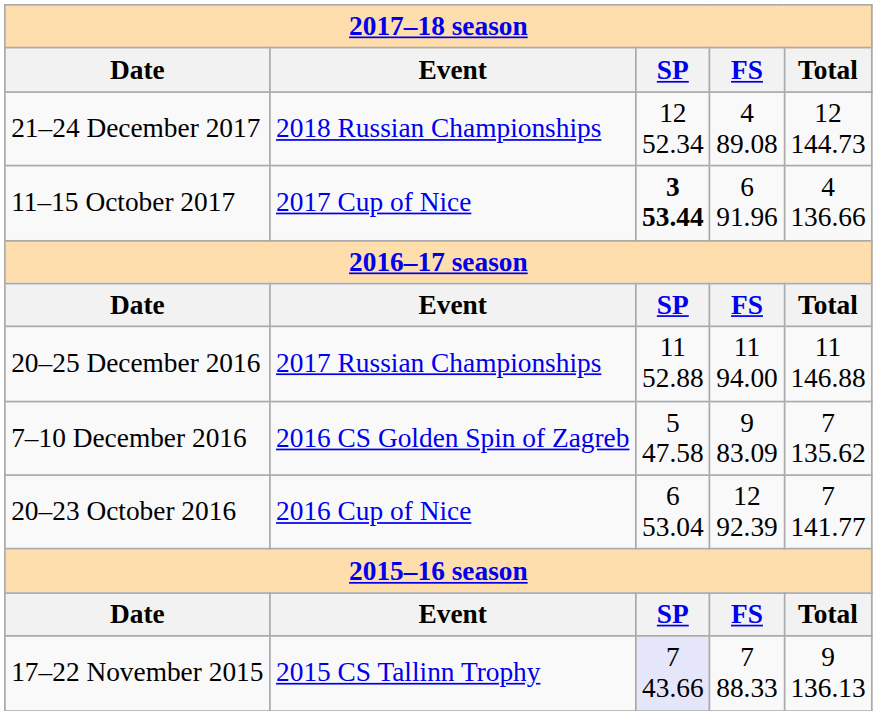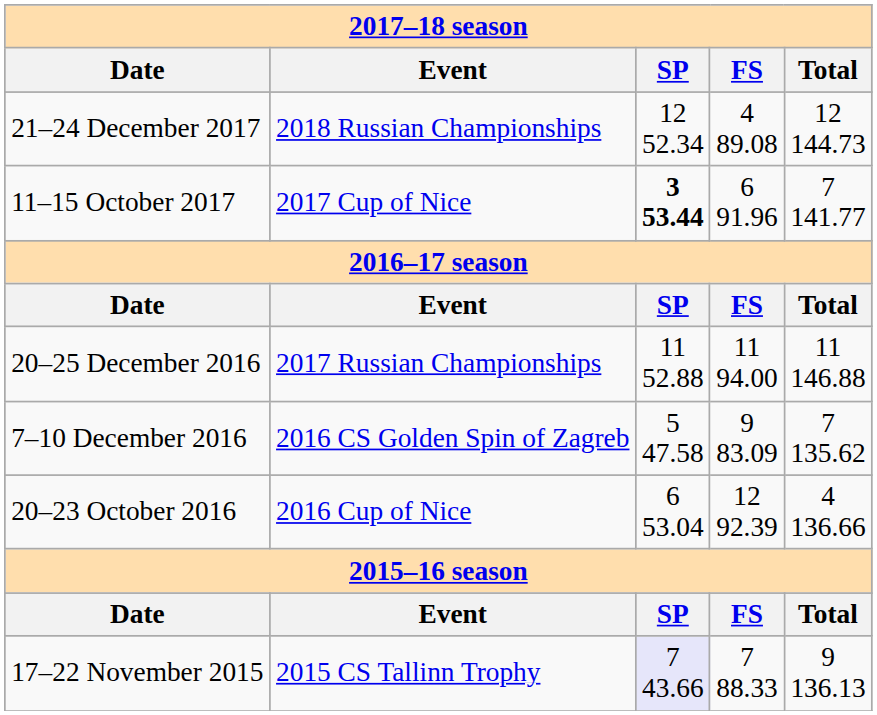(828, 202) 4 136.66 -> (828, 202) 7 141.77
(828, 511) 7 141.77 -> (828, 511) 4 136.66
